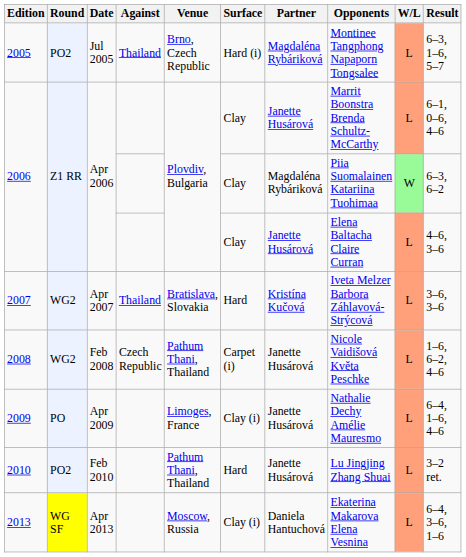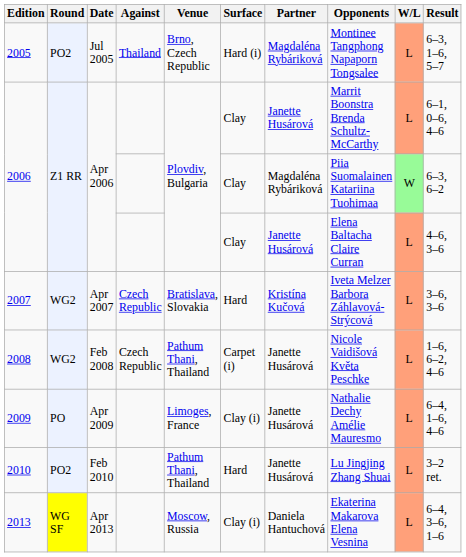(140, 300) Thailand -> (140, 300) Czech Republic
